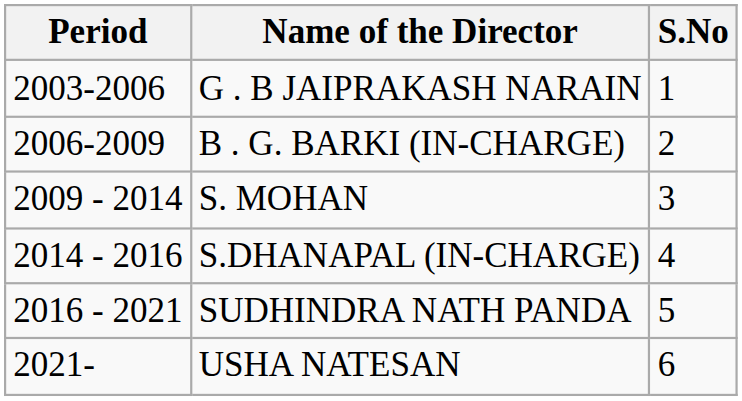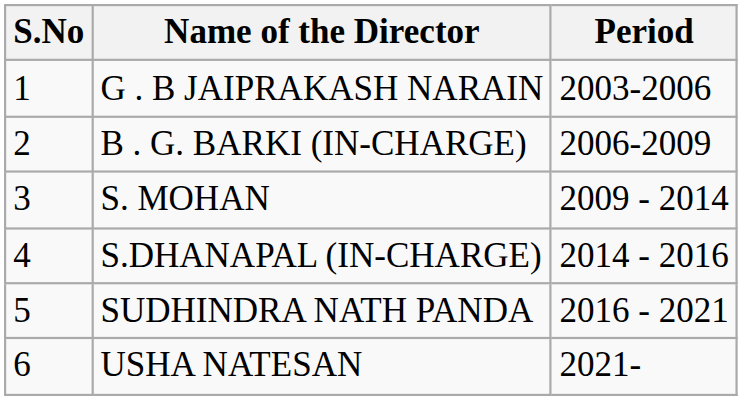columns swapped: (693, 32) <-> (98, 32)
